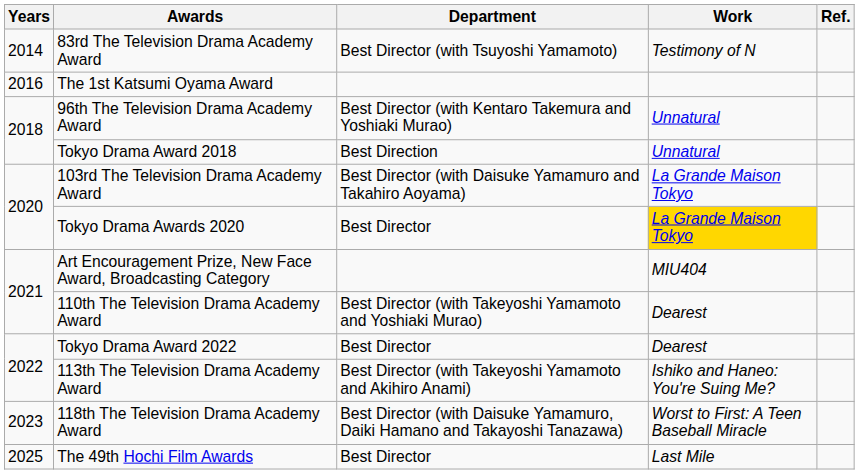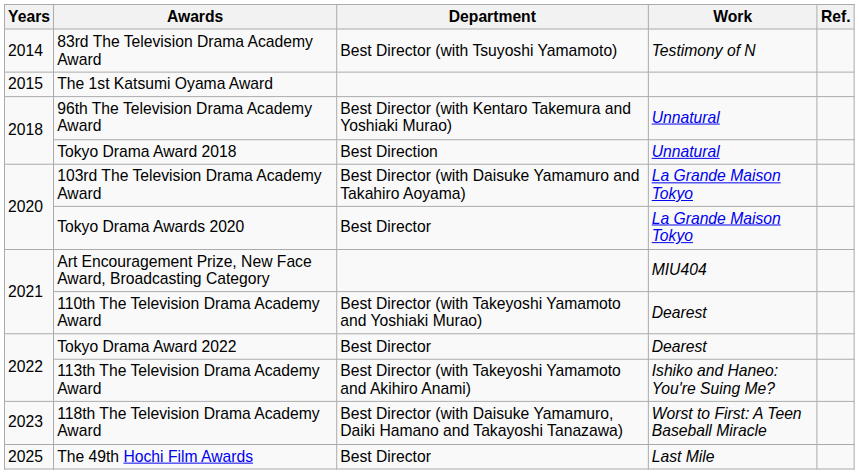(26, 84) 2016 -> (26, 84) 2015
(716, 227) gold background -> (716, 227) no background
